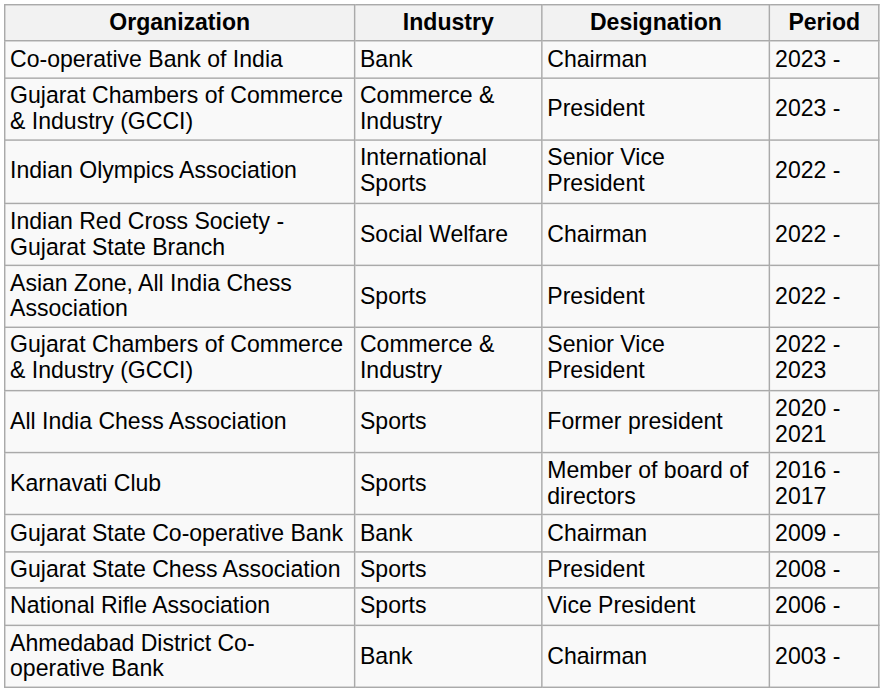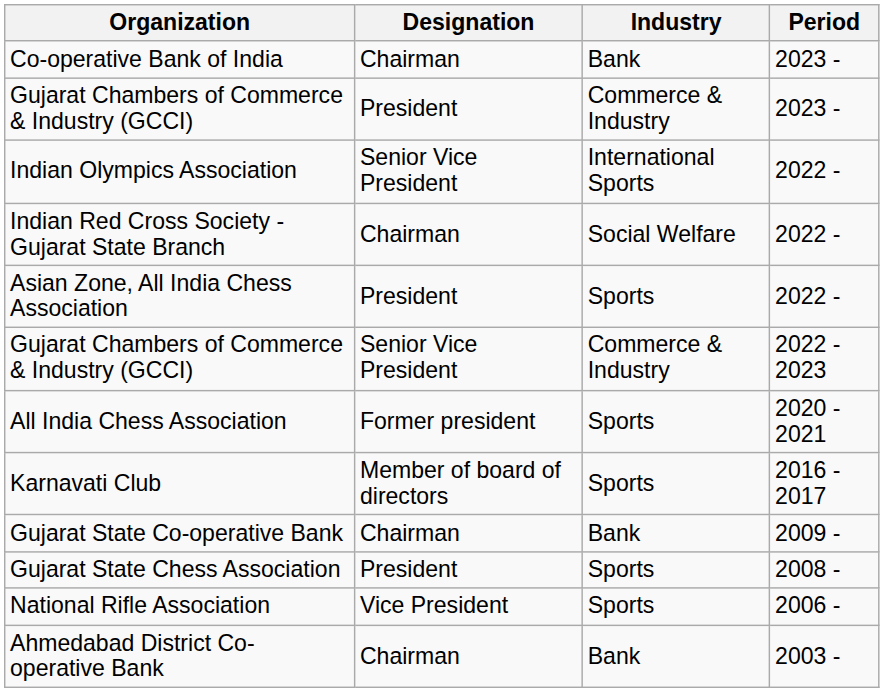columns swapped: (656, 22) <-> (448, 22)
